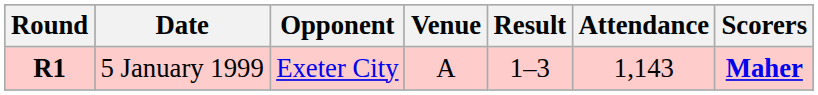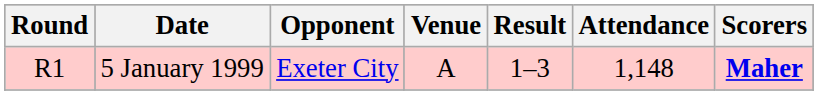(50, 68) bold -> (50, 68) normal
(644, 68) 1,143 -> (644, 68) 1,148
